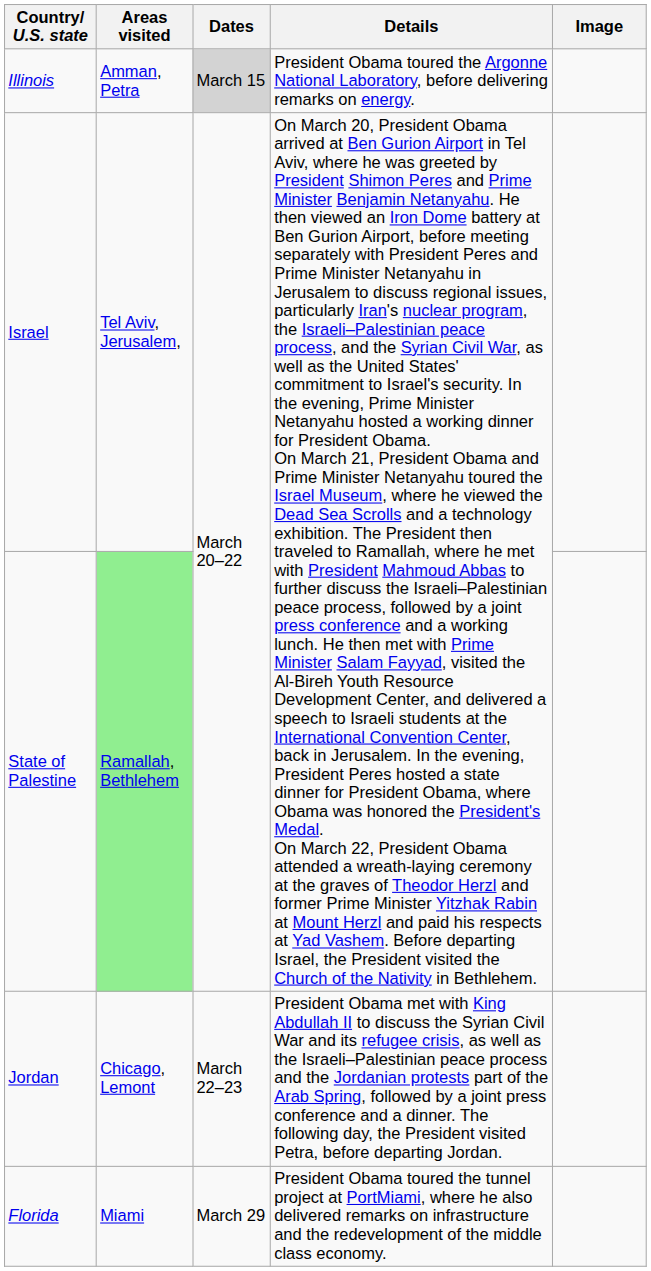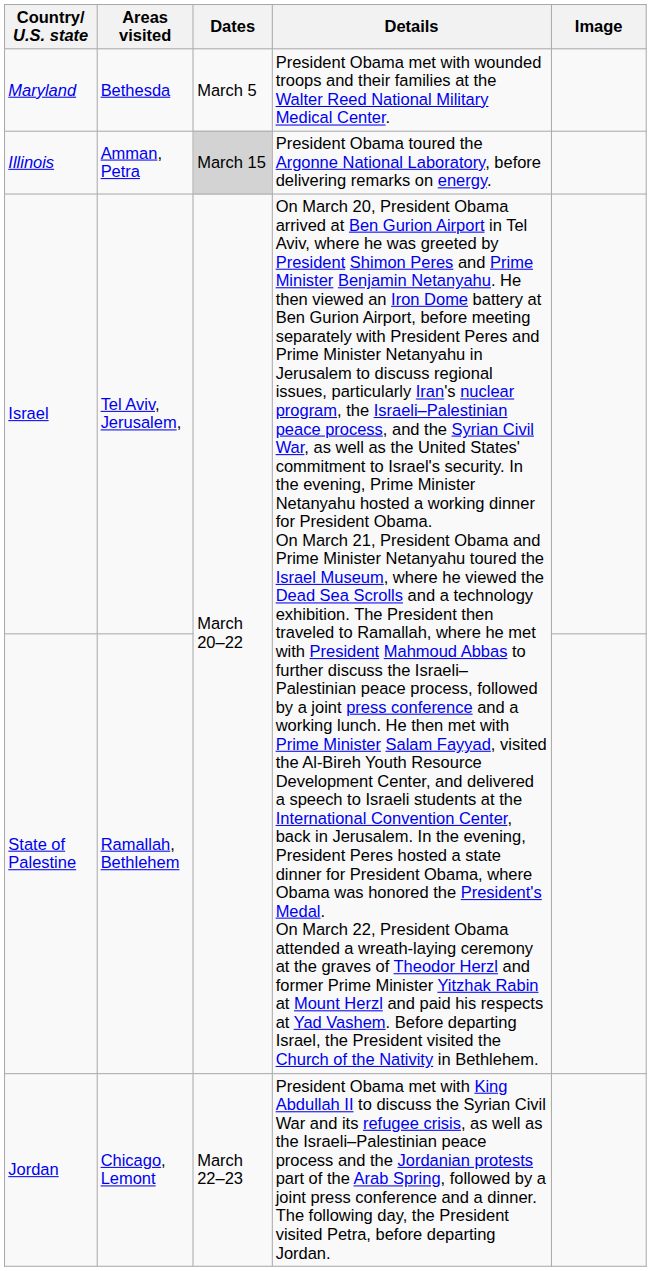+ row: (42, 90)
(140, 771) lightgreen background -> (140, 853) no background
- row: (33, 1215)
